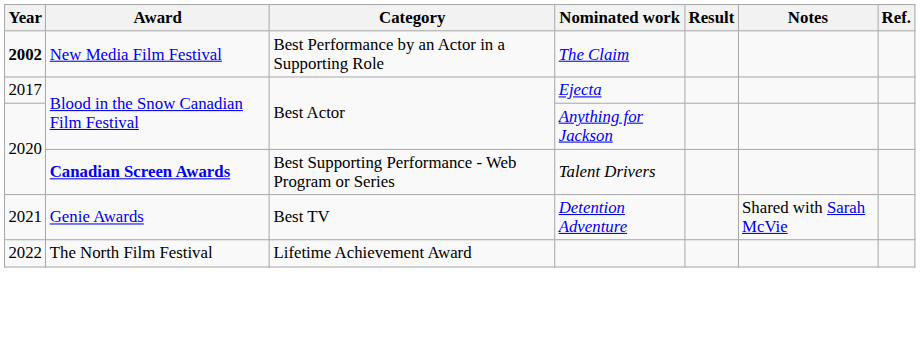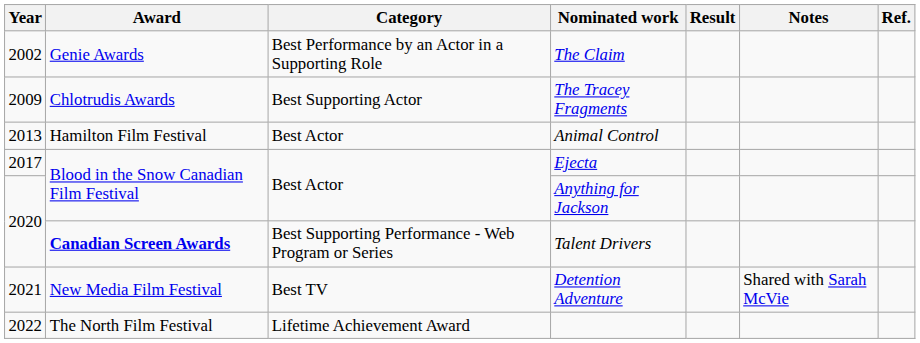(25, 53) bold -> (25, 53) normal
(136, 53) New Media Film Festival -> (97, 53) Genie Awards
+ row: (592, 99)
+ row: (606, 135)
(97, 217) Genie Awards -> (136, 289) New Media Film Festival
